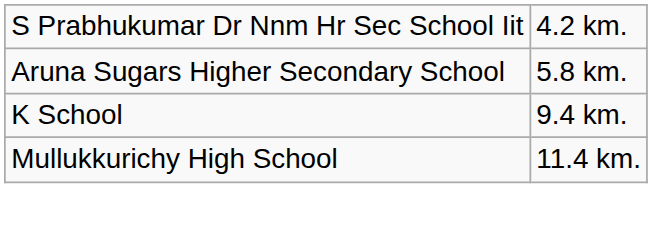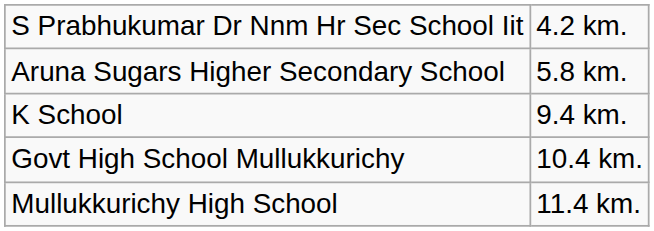+ row: (208, 159)
